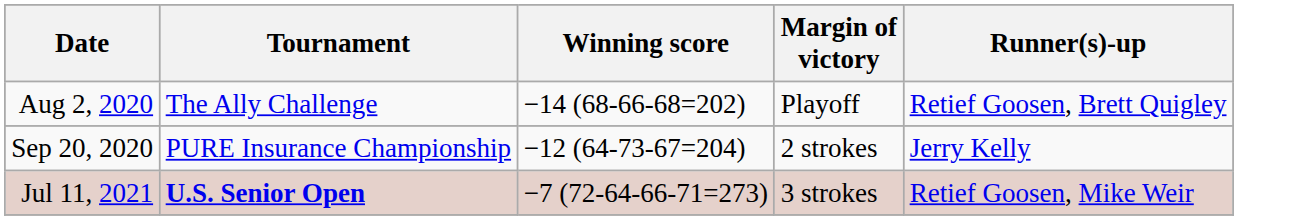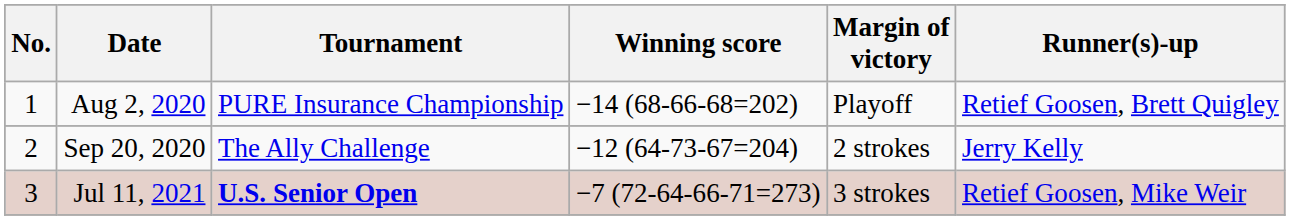+ column: (31, 43)
(272, 103) The Ally Challenge -> (391, 103) PURE Insurance Championship
(338, 148) PURE Insurance Championship -> (324, 148) The Ally Challenge
